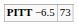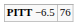(65, 13) 73 -> (65, 13) 76
